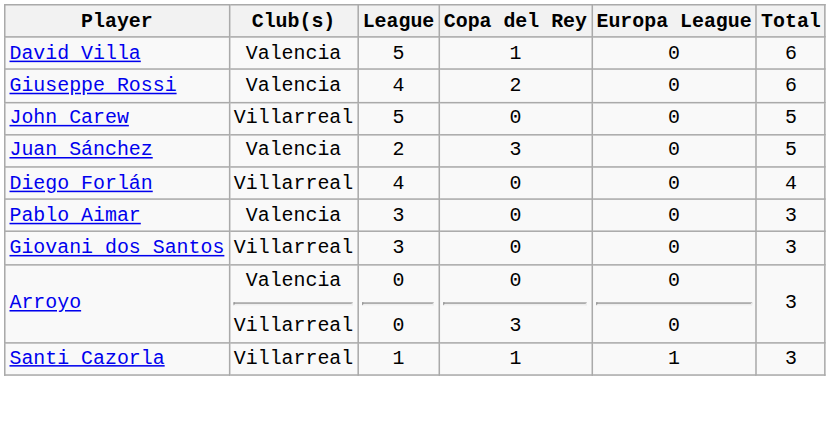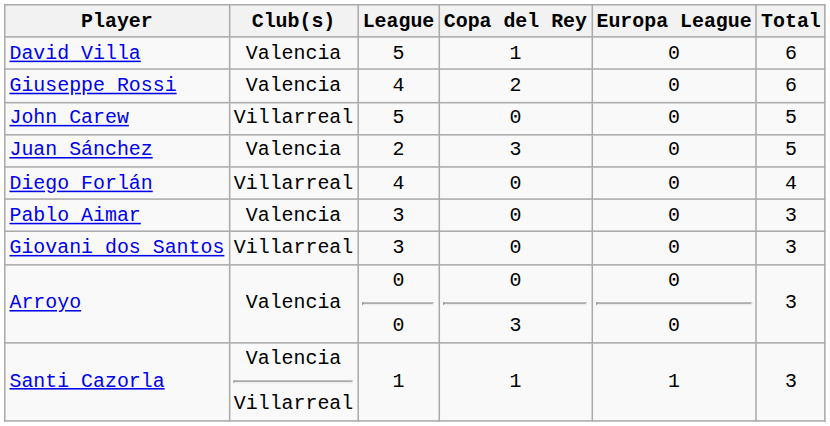(294, 303) Valencia Villarreal -> (294, 303) Valencia
(294, 359) Villarreal -> (294, 382) Valencia Villarreal
